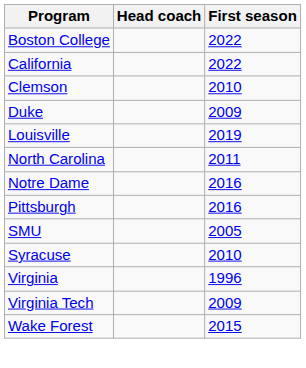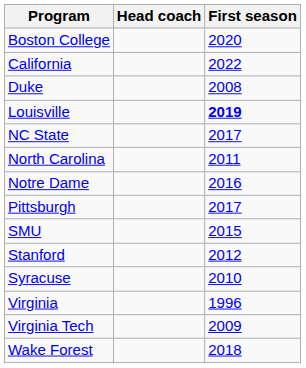(225, 40) 2022 -> (225, 40) 2020
- row: (38, 87)
(225, 111) 2009 -> (225, 87) 2008
(225, 135) normal -> (225, 111) bold
+ row: (38, 135)
(225, 207) 2016 -> (225, 207) 2017
(225, 231) 2005 -> (225, 231) 2015
+ row: (36, 254)
(225, 326) 2015 -> (225, 350) 2018
